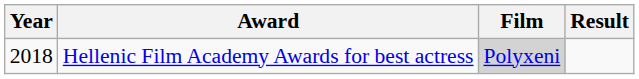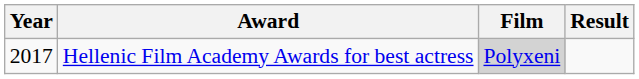(31, 55) 2018 -> (31, 55) 2017
